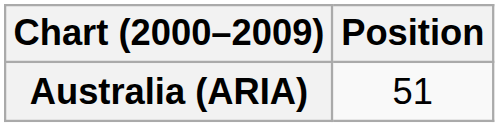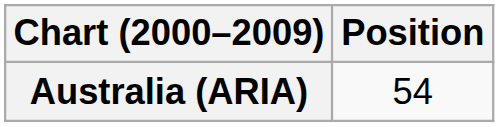(413, 90) 51 -> (413, 90) 54
